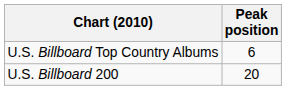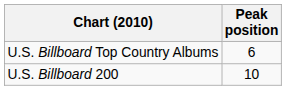(252, 74) 20 -> (252, 74) 10
